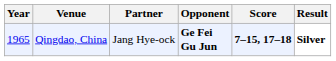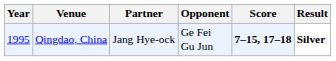(18, 39) 1965 -> (18, 39) 1995
(199, 39) bold -> (197, 39) normal
